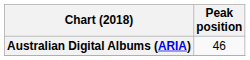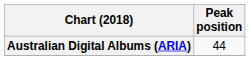(219, 45) 46 -> (219, 45) 44
